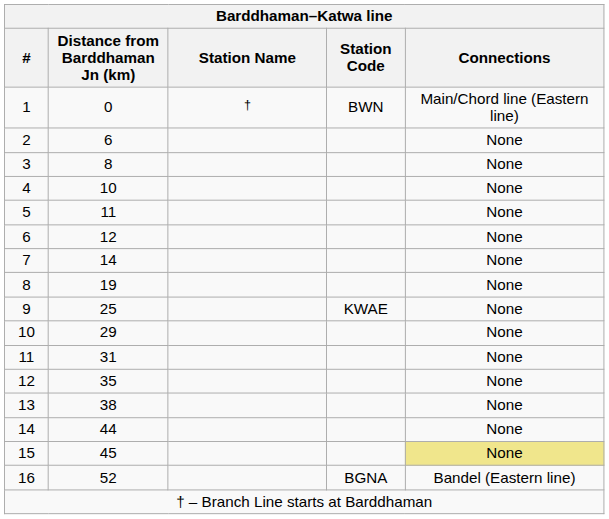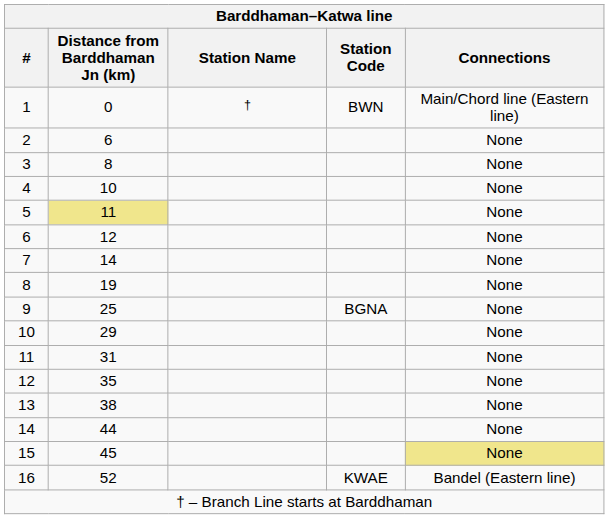(108, 212) no background -> (108, 212) khaki background
(366, 308) KWAE -> (366, 308) BGNA
(366, 477) BGNA -> (366, 477) KWAE
